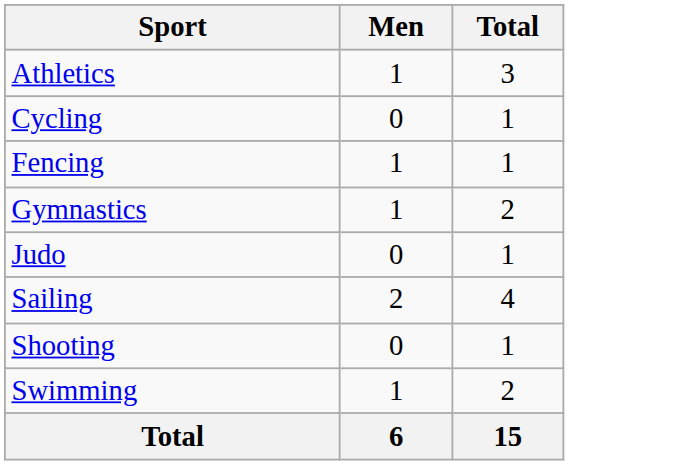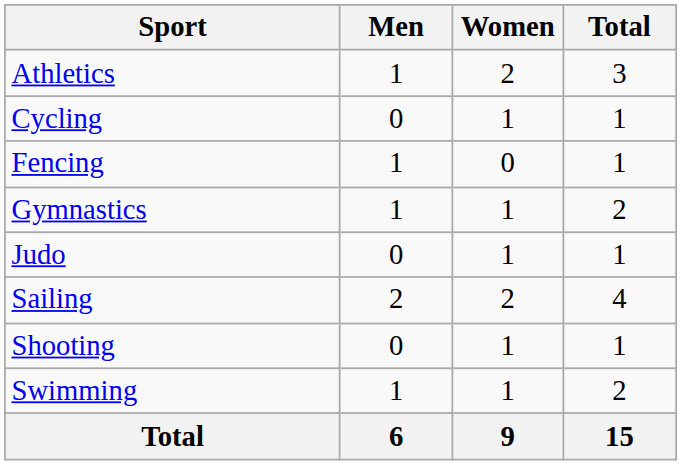+ column: (508, 27)
